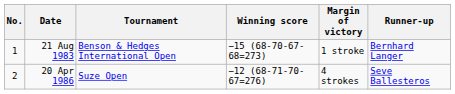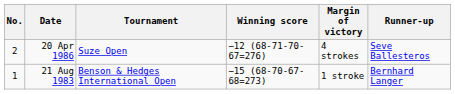rows swapped: (58, 52) <-> (58, 77)
